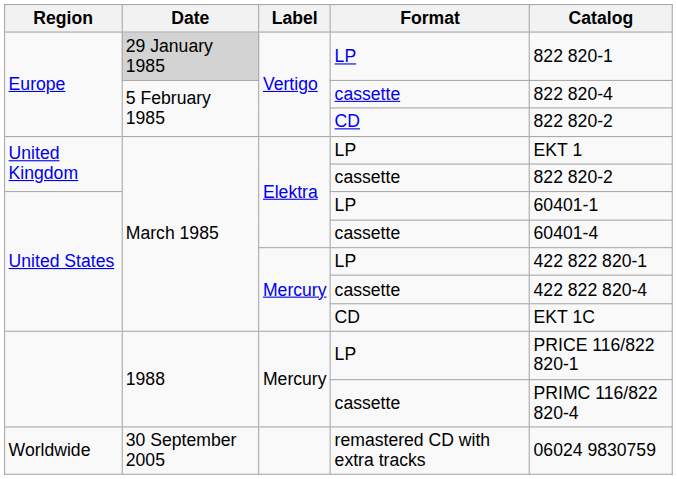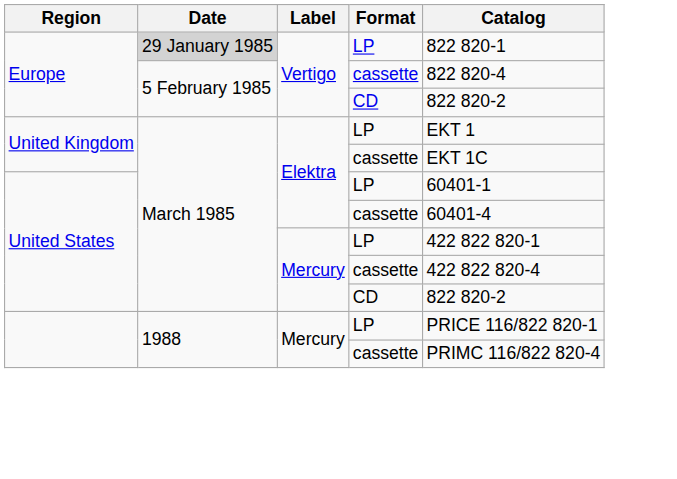(573, 177) 822 820-2 -> (457, 158) EKT 1C
(564, 317) EKT 1C -> (466, 297) 822 820-2
- row: (50, 450)
